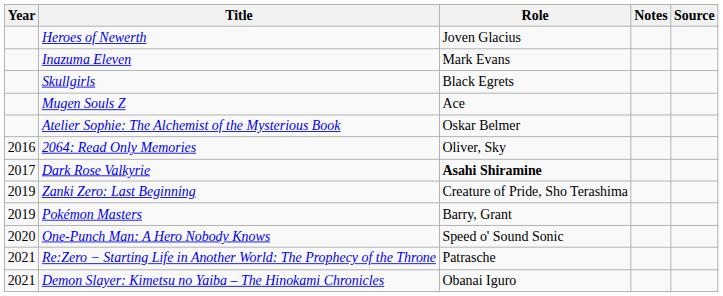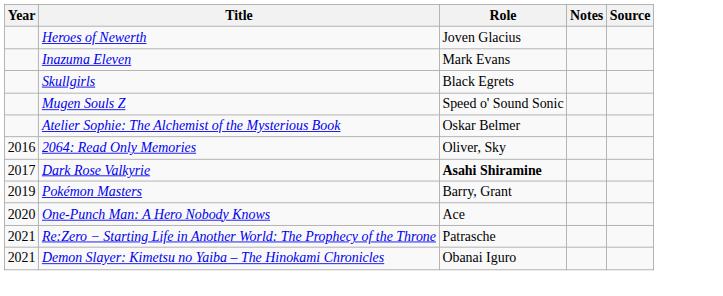(454, 103) Ace -> (503, 103) Speed o' Sound Sonic
- row: (119, 192)
(503, 236) Speed o' Sound Sonic -> (454, 214) Ace
